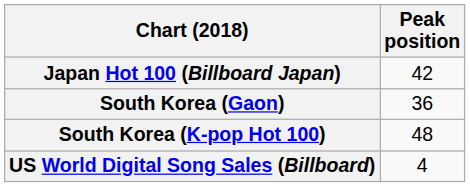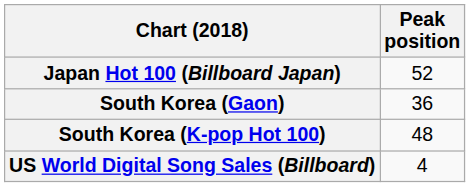(422, 72) 42 -> (422, 72) 52
